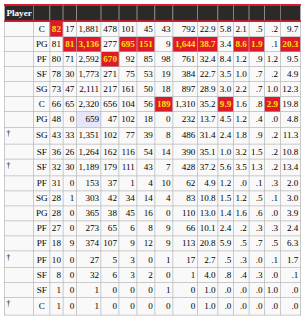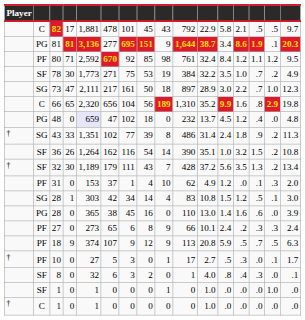(275, 29) .2 -> (275, 29) .5
(259, 59) .9 -> (257, 59) 1.1
(208, 74) 22.7 -> (208, 74) 32.2
